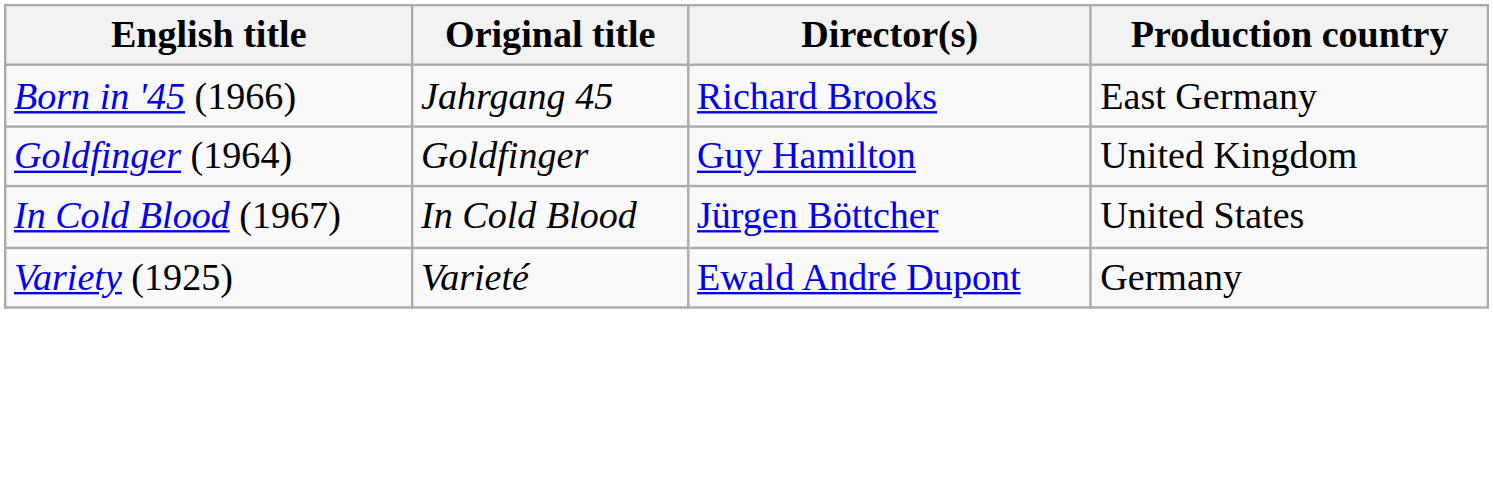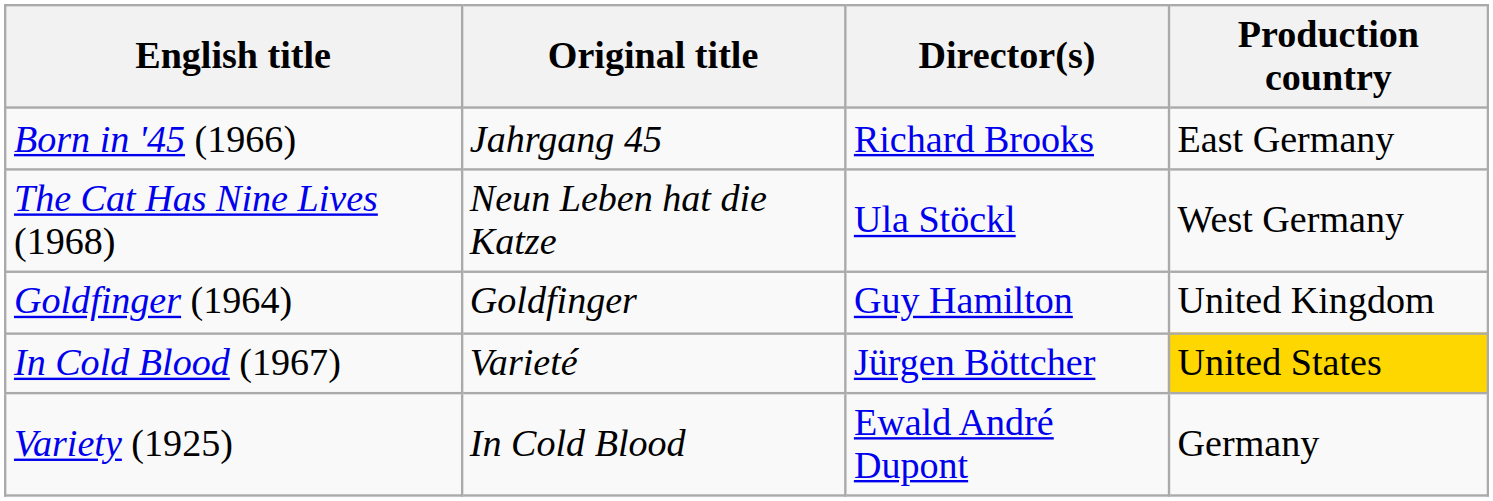+ row: (196, 219)
(529, 215) In Cold Blood -> (524, 361) Varieté
(1202, 215) no background -> (1280, 361) gold background
(475, 276) Varieté -> (578, 443) In Cold Blood
